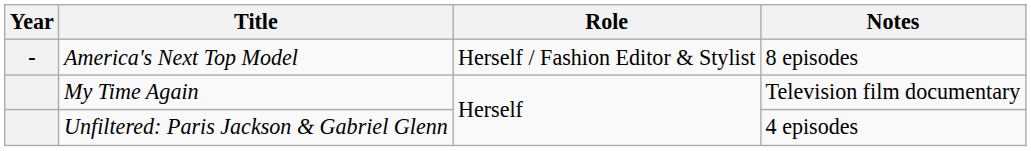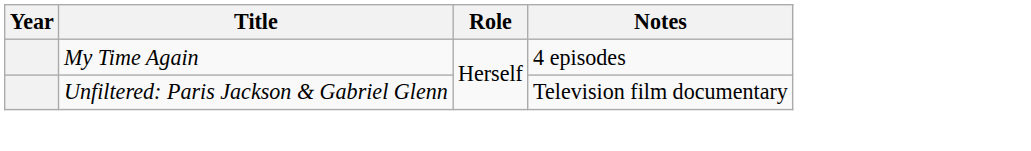- row: (181, 57)
(893, 92) Television film documentary -> (579, 57) 4 episodes
(812, 127) 4 episodes -> (661, 92) Television film documentary
